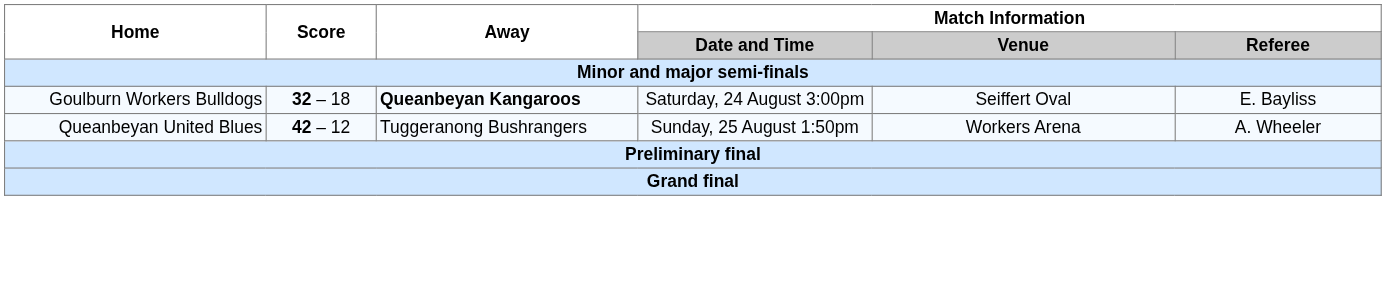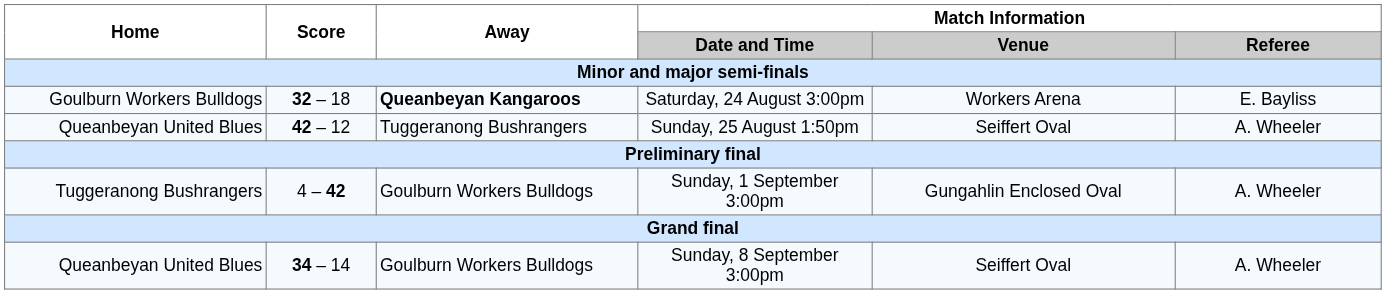(1023, 99) Seiffert Oval -> (1023, 99) Workers Arena
(1023, 127) Workers Arena -> (1023, 127) Seiffert Oval
+ row: (755, 191)
+ row: (755, 265)
